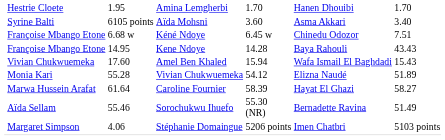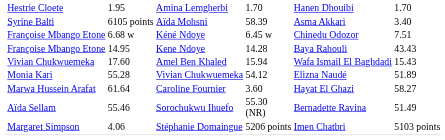(254, 21) 3.60 -> (256, 21) 58.39
(256, 89) 58.39 -> (254, 89) 3.60
